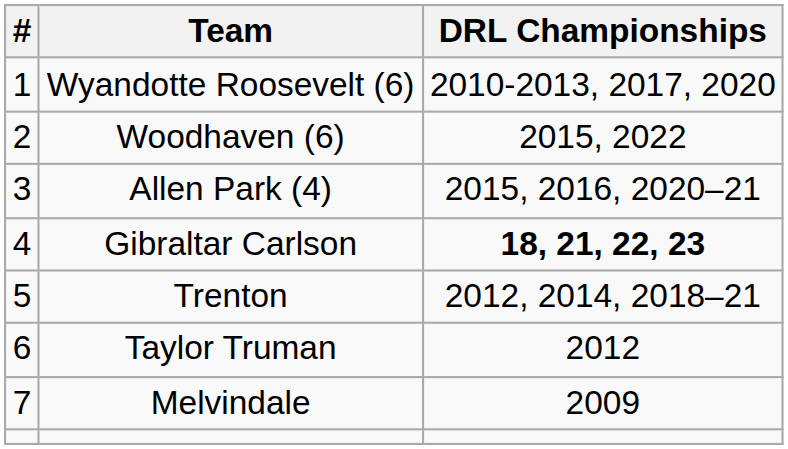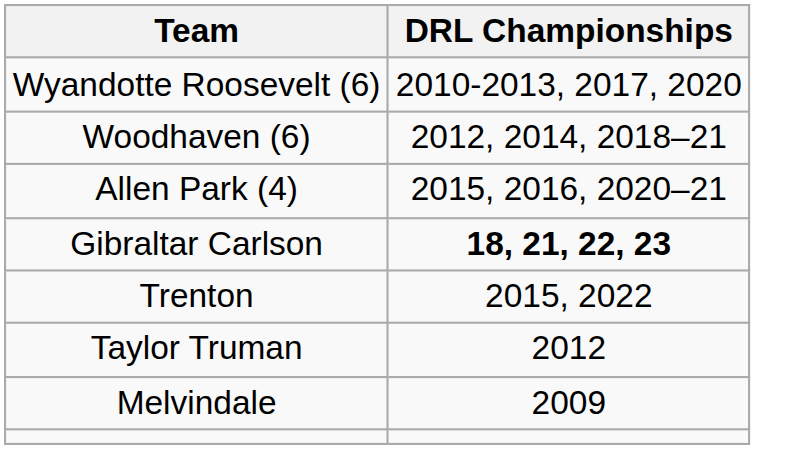- column: (22, 31)
(603, 137) 2015, 2022 -> (569, 137) 2012, 2014, 2018–21
(603, 296) 2012, 2014, 2018–21 -> (569, 296) 2015, 2022
